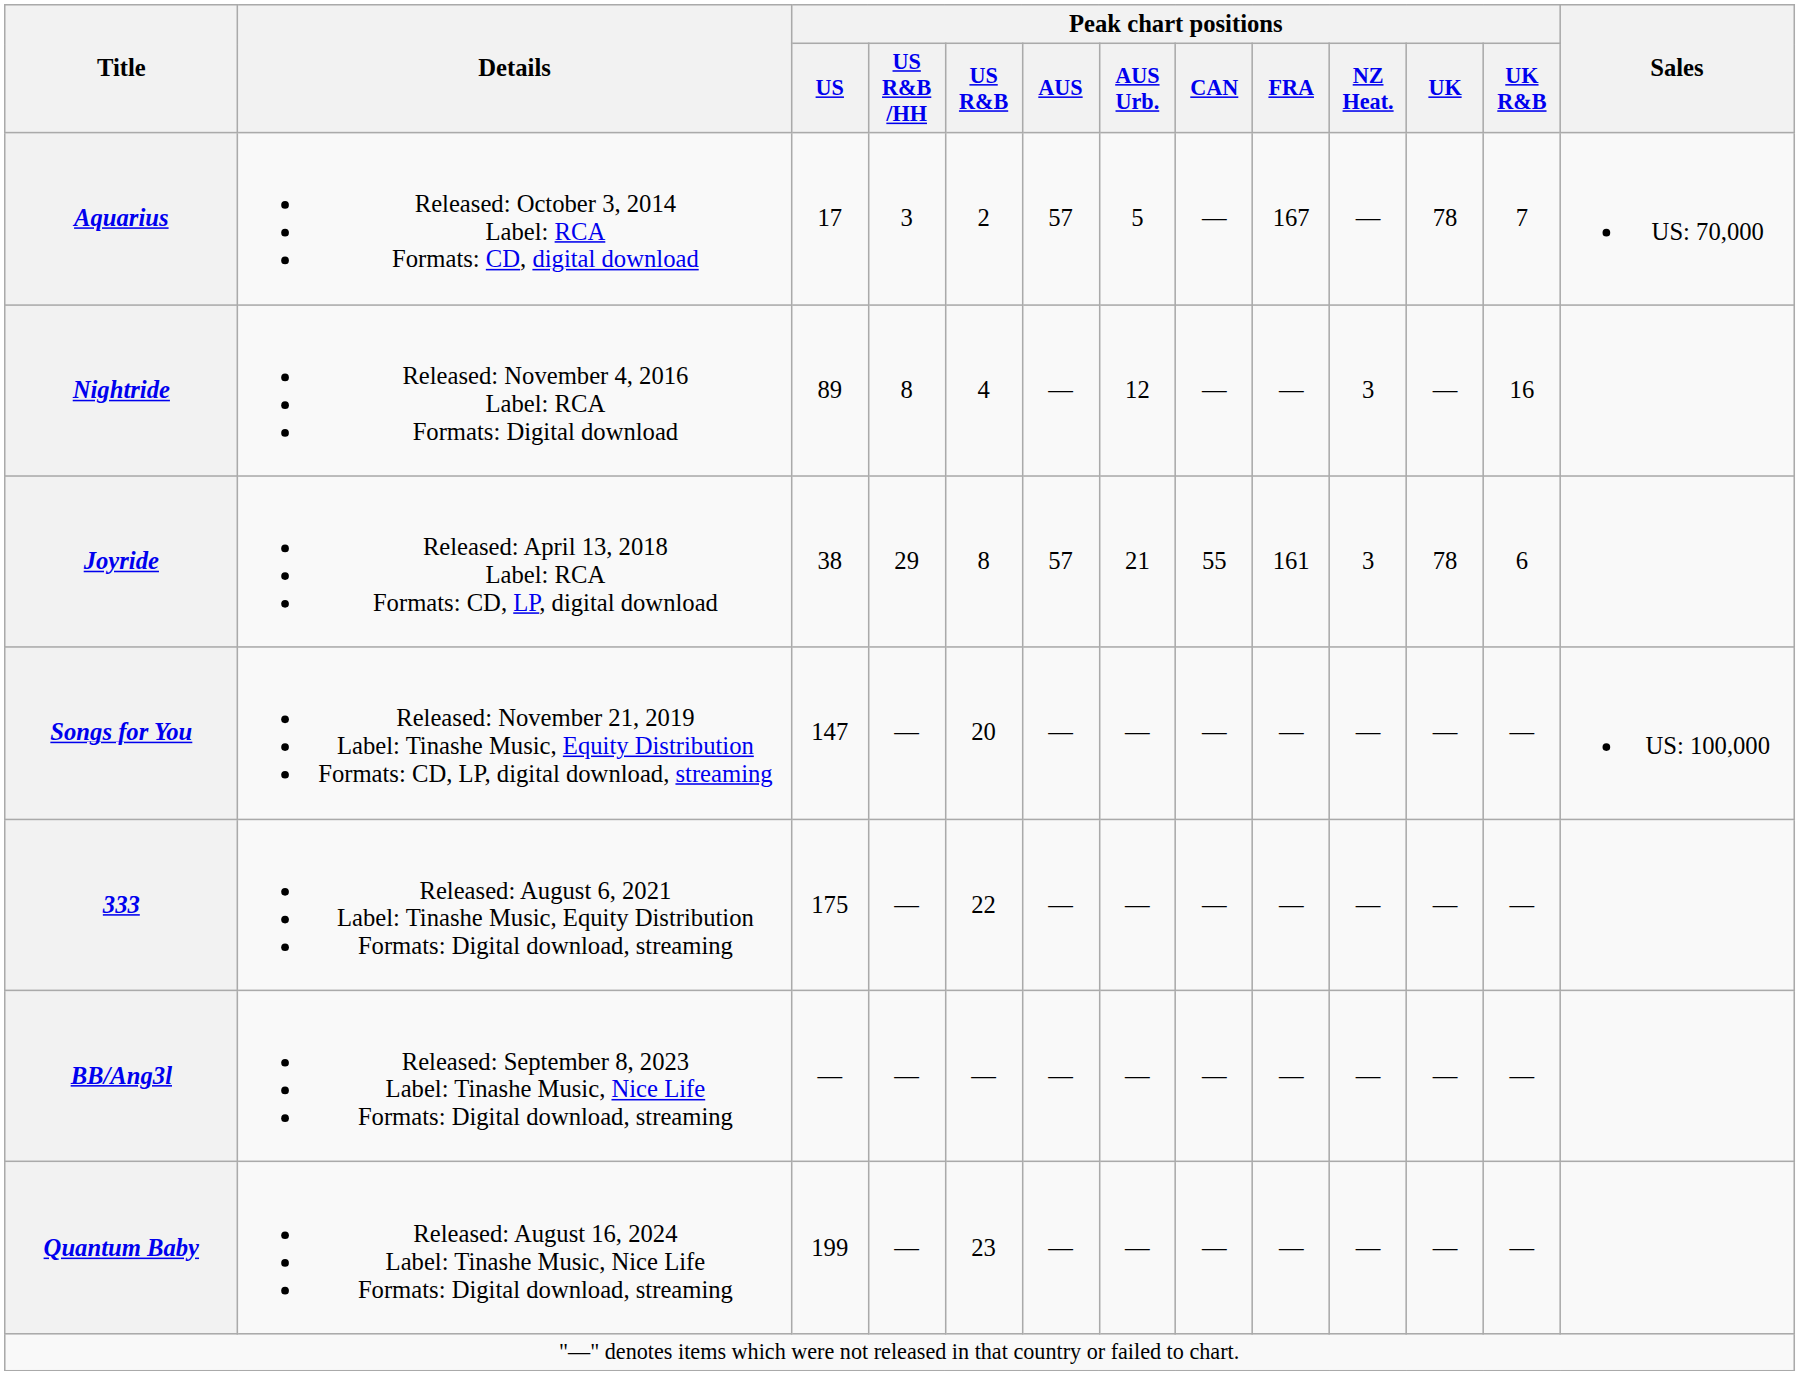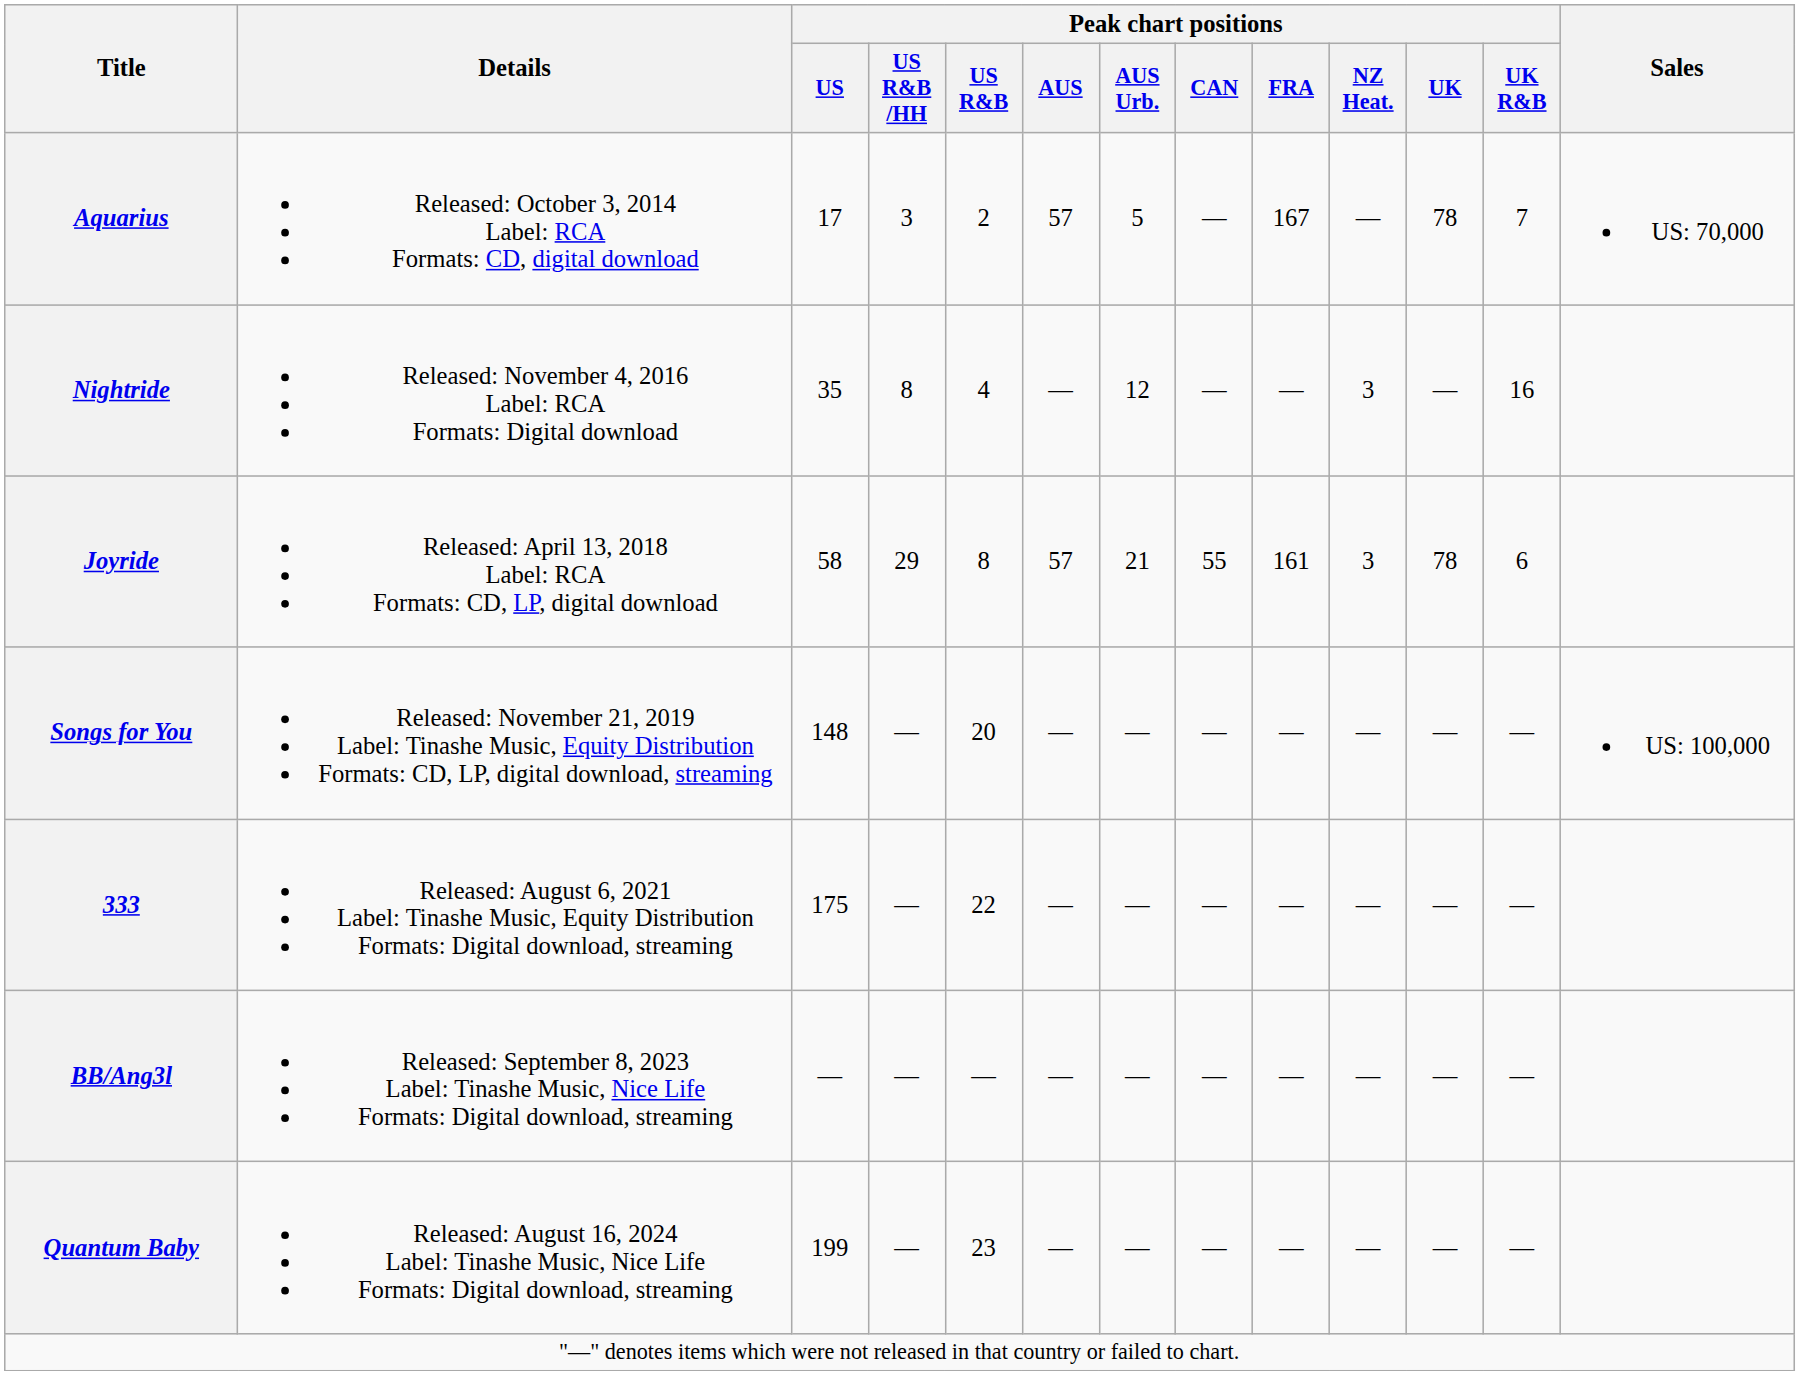(830, 389) 89 -> (830, 389) 35
(830, 561) 38 -> (830, 561) 58
(830, 732) 147 -> (830, 732) 148
